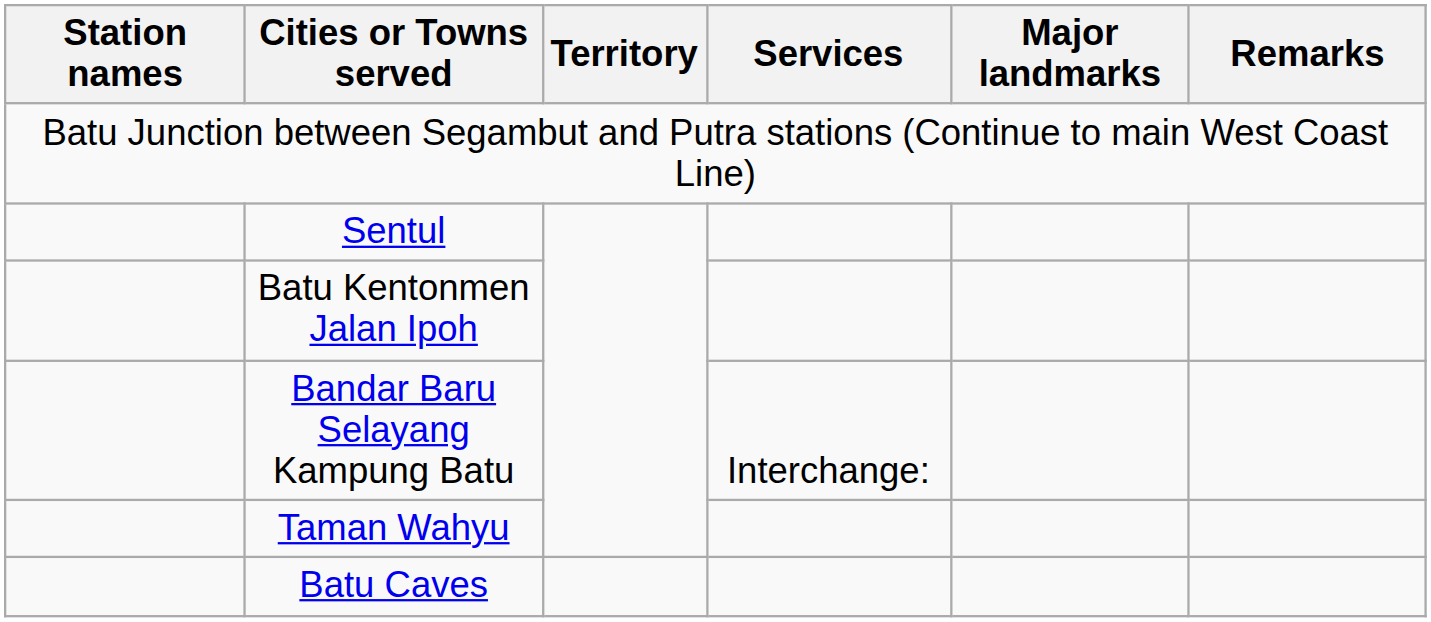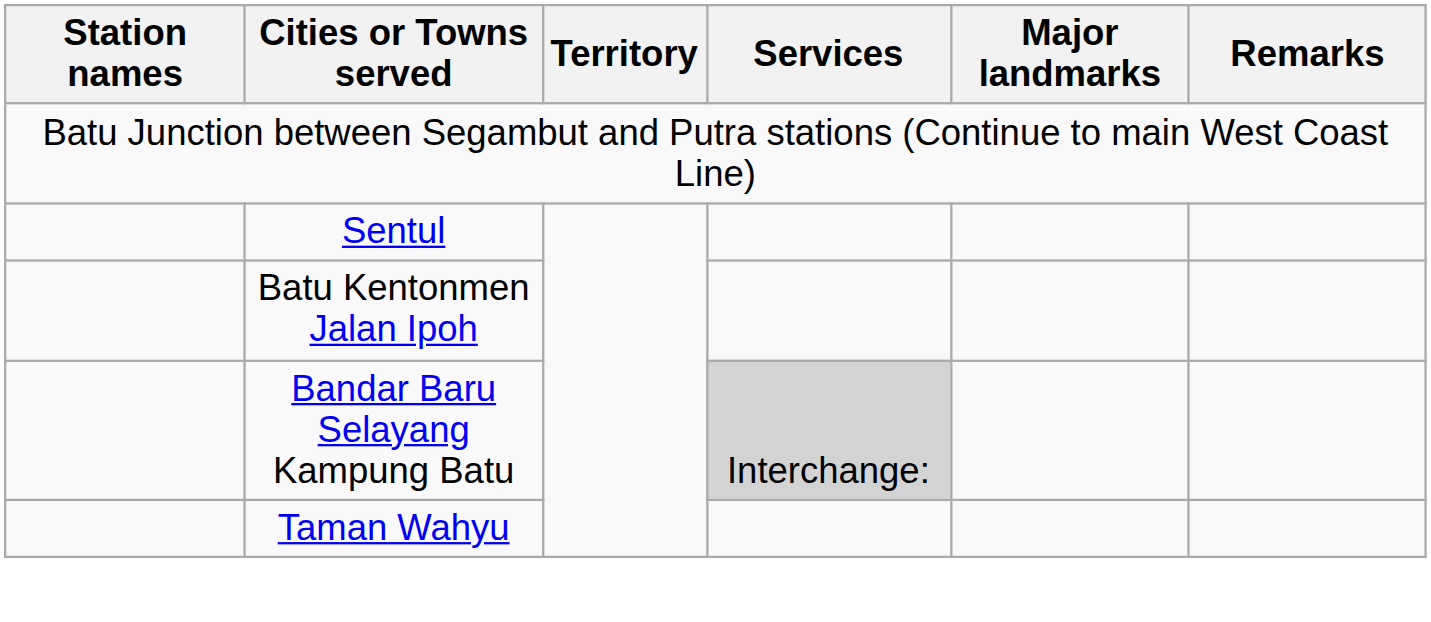(828, 470) no background -> (828, 470) lightgrey background
- row: (394, 585)
